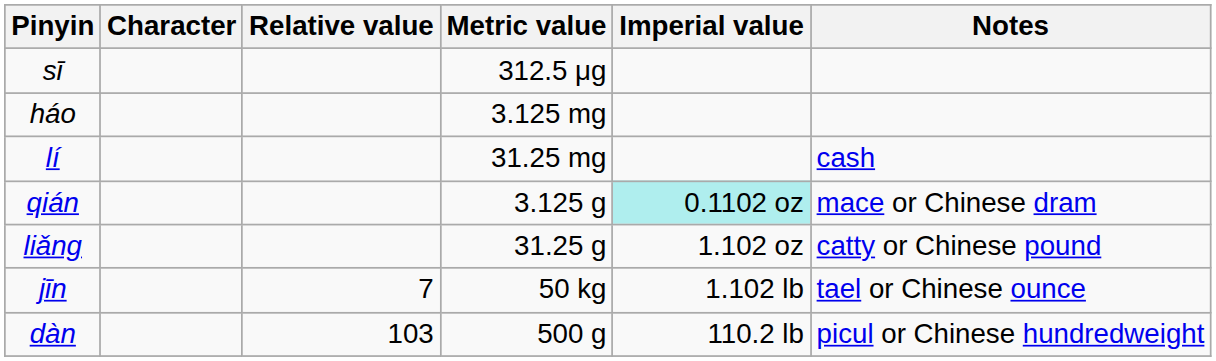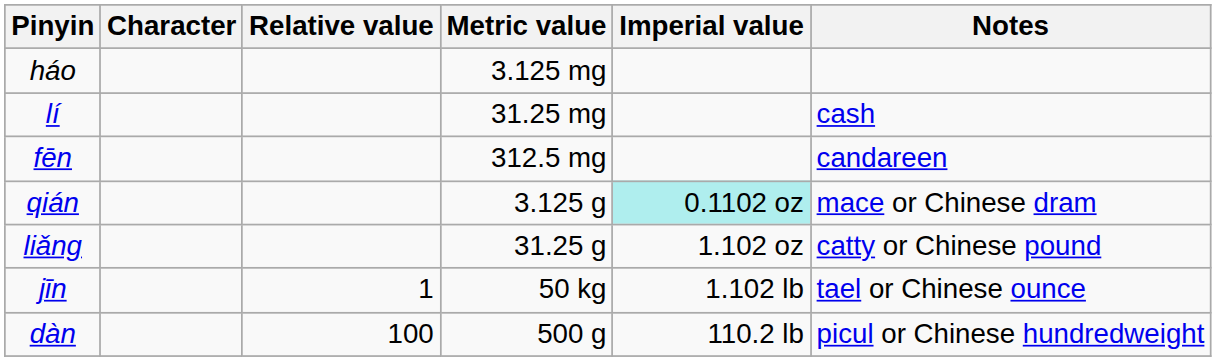- row: (53, 70)
+ row: (53, 158)
(426, 289) 7 -> (426, 289) 1
(411, 333) 103 -> (411, 333) 100
